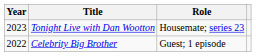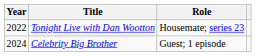(17, 28) 2023 -> (17, 28) 2022
(17, 43) 2022 -> (17, 43) 2024
